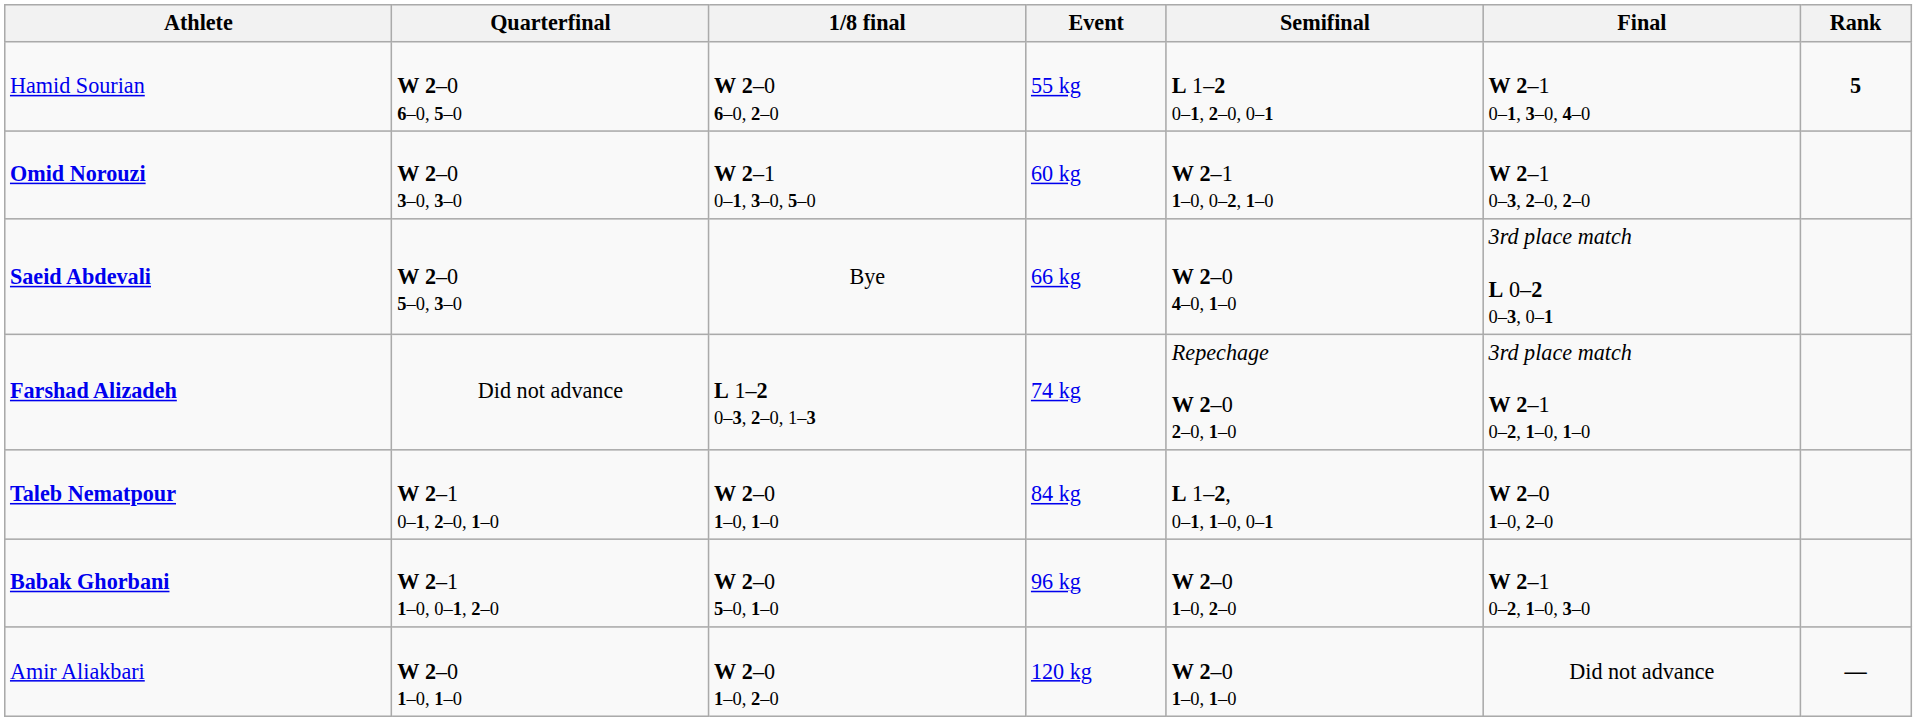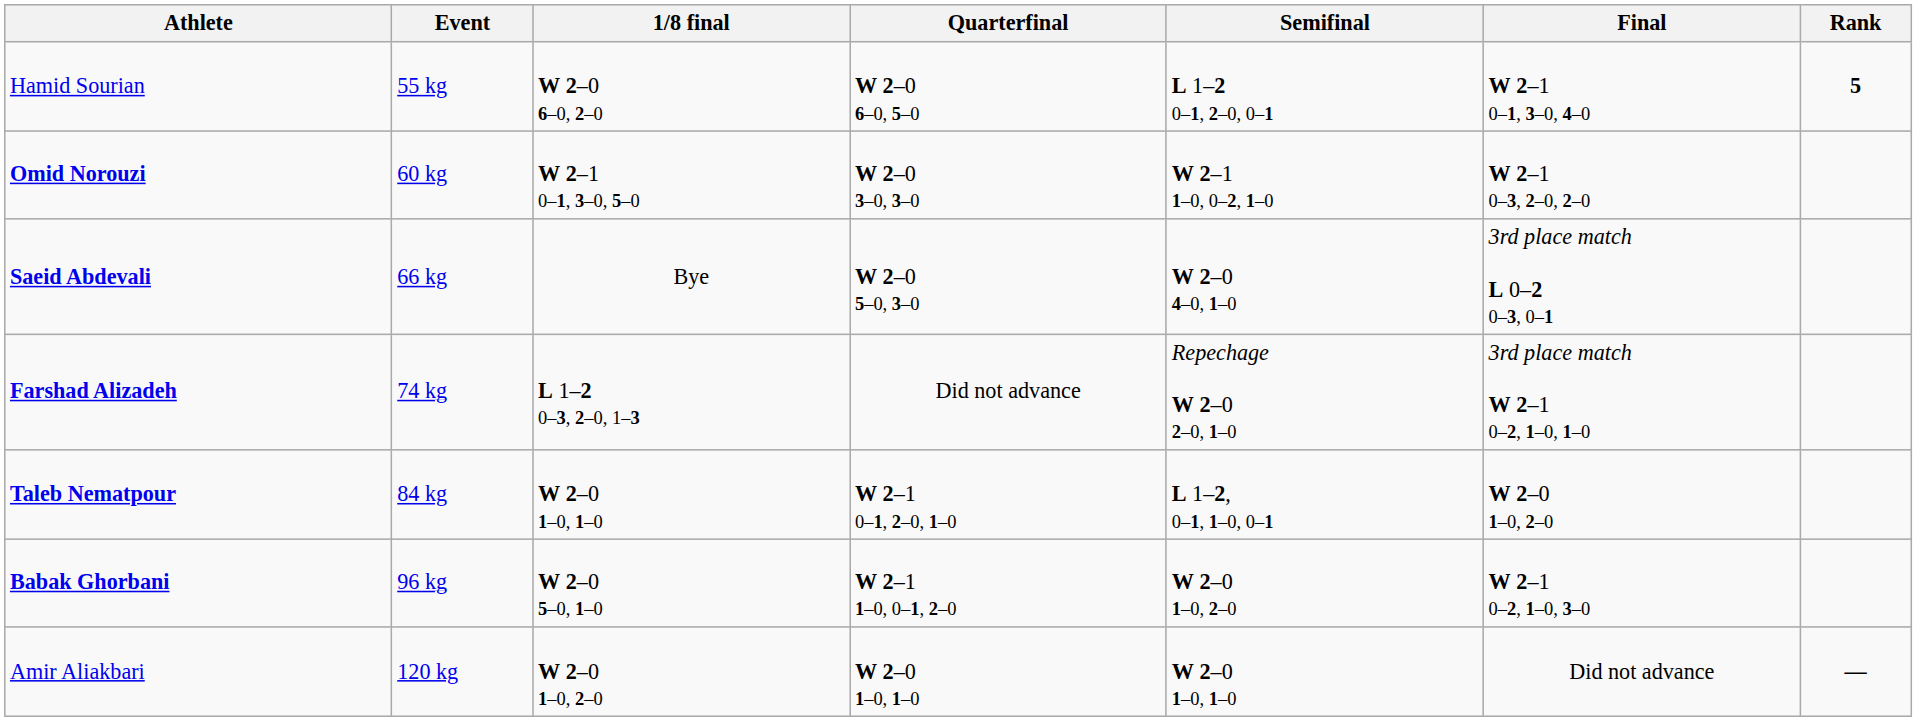columns swapped: (1096, 23) <-> (550, 23)
